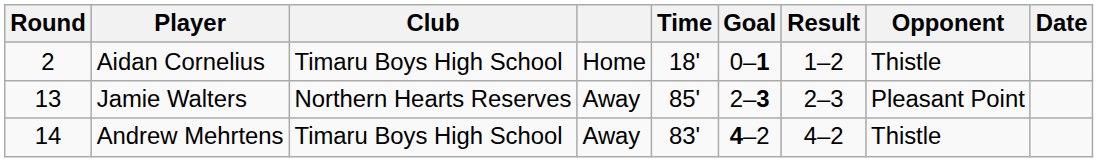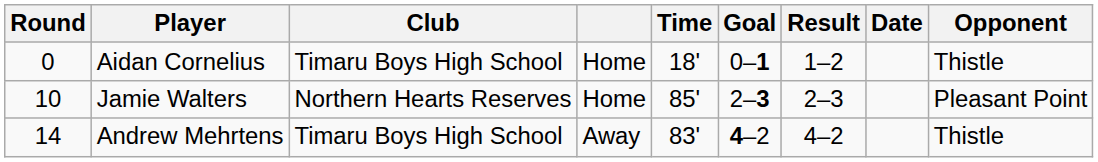columns swapped: (948, 23) <-> (1062, 23)
(48, 61) 2 -> (48, 61) 0
(48, 99) 13 -> (48, 99) 10
(611, 99) Away -> (614, 99) Home
